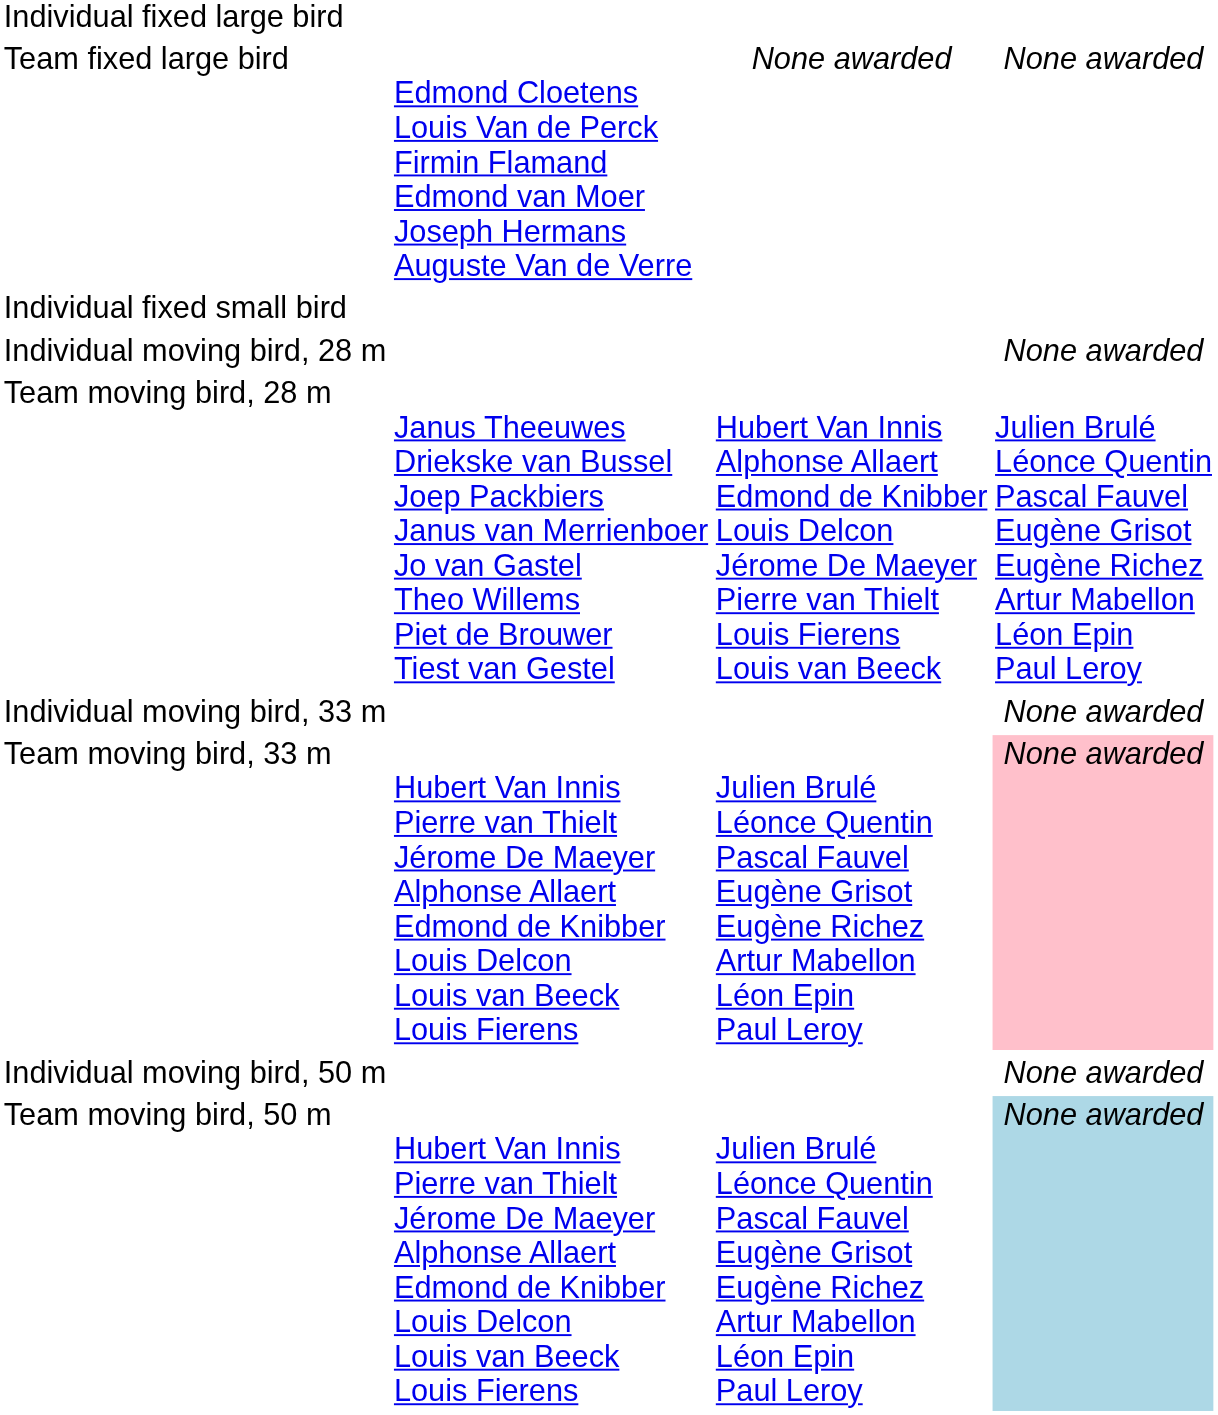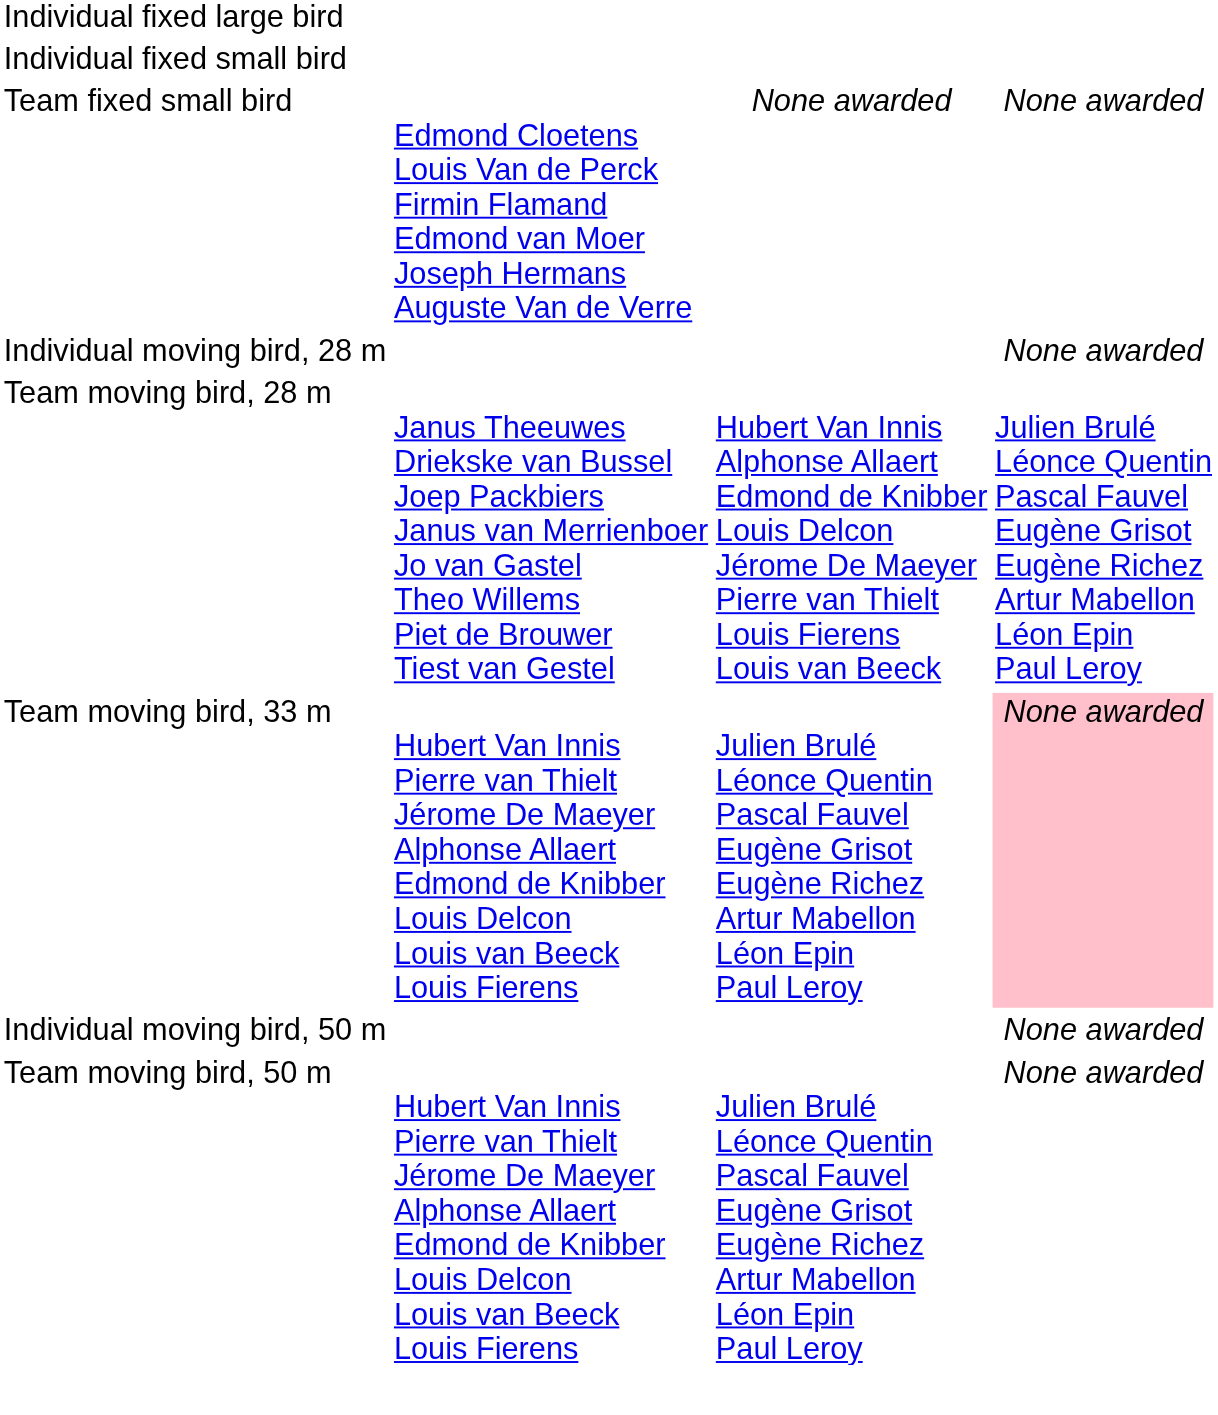- row: (146, 58)
+ row: (148, 101)
- row: (195, 711)
(1104, 1114) lightblue background -> (1104, 1072) no background
